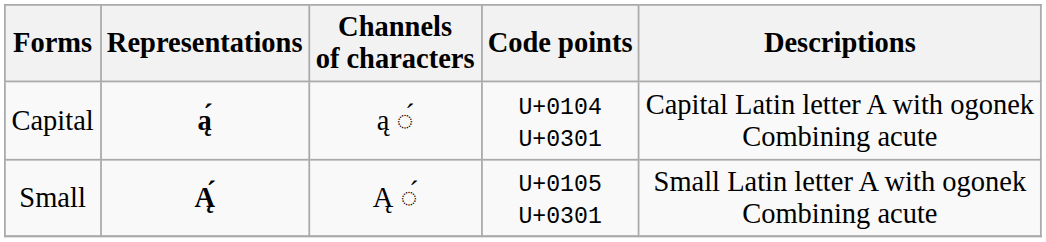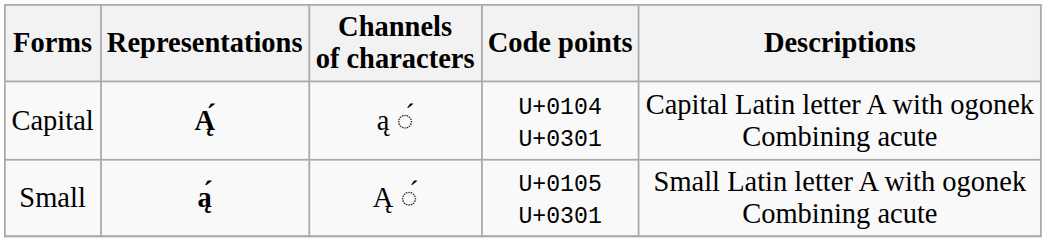(205, 120) ą́ -> (205, 120) Ą́
(205, 197) Ą́ -> (205, 197) ą́
